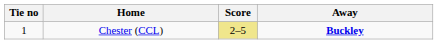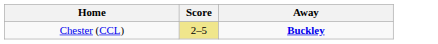- column: (24, 13)
